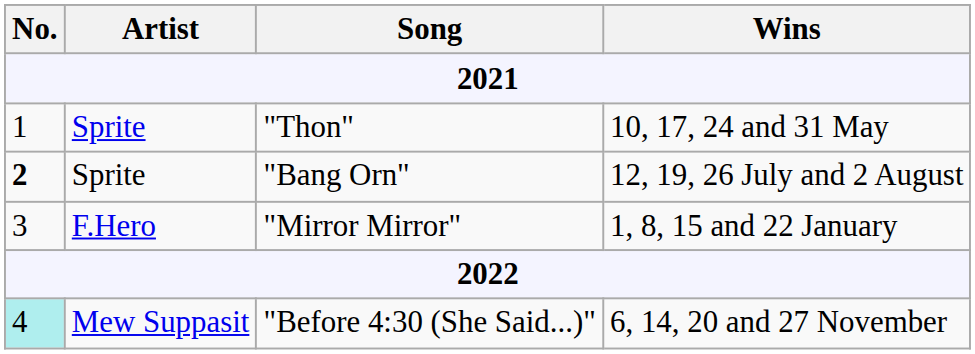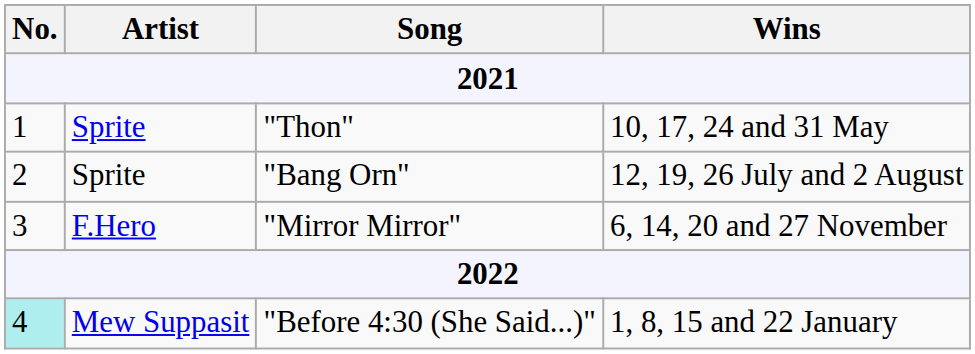(20, 175) bold -> (20, 175) normal
(754, 224) 1, 8, 15 and 22 January -> (779, 224) 6, 14, 20 and 27 November
(779, 322) 6, 14, 20 and 27 November -> (754, 322) 1, 8, 15 and 22 January
